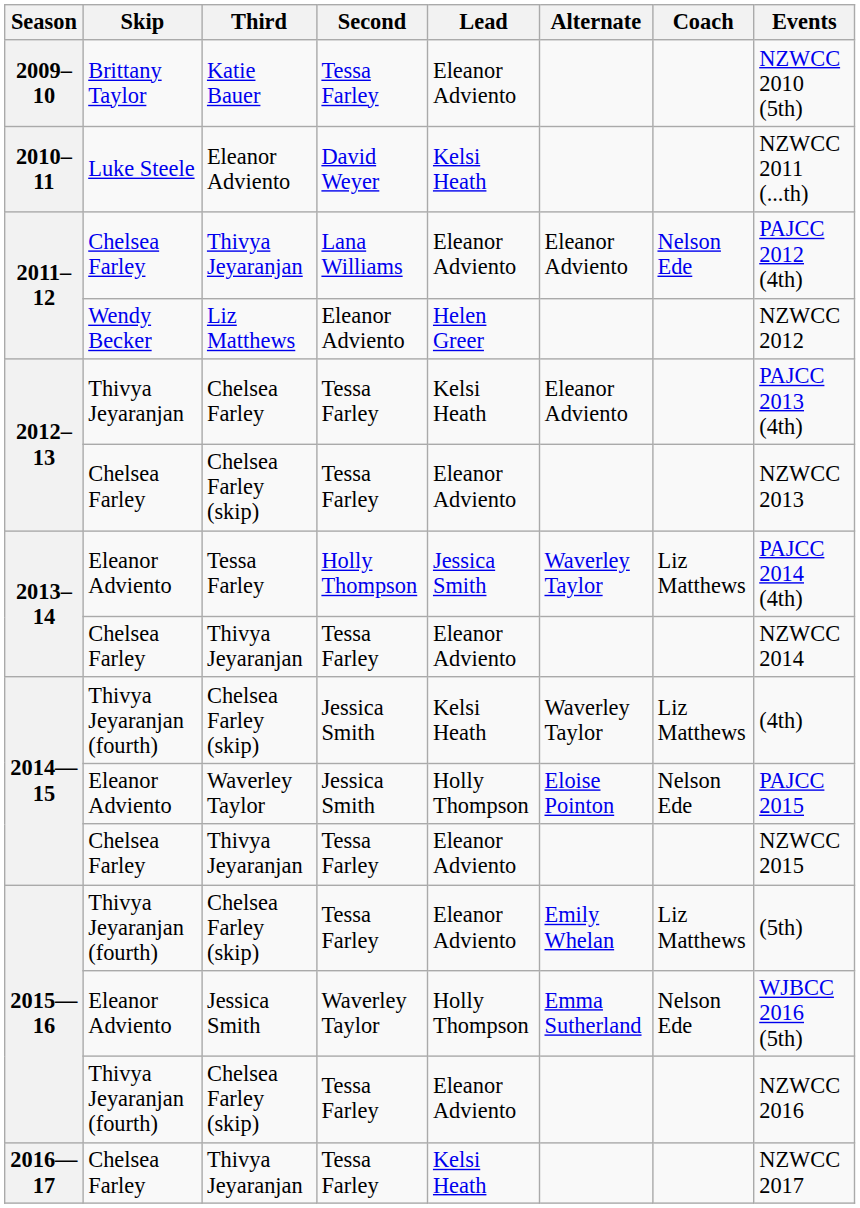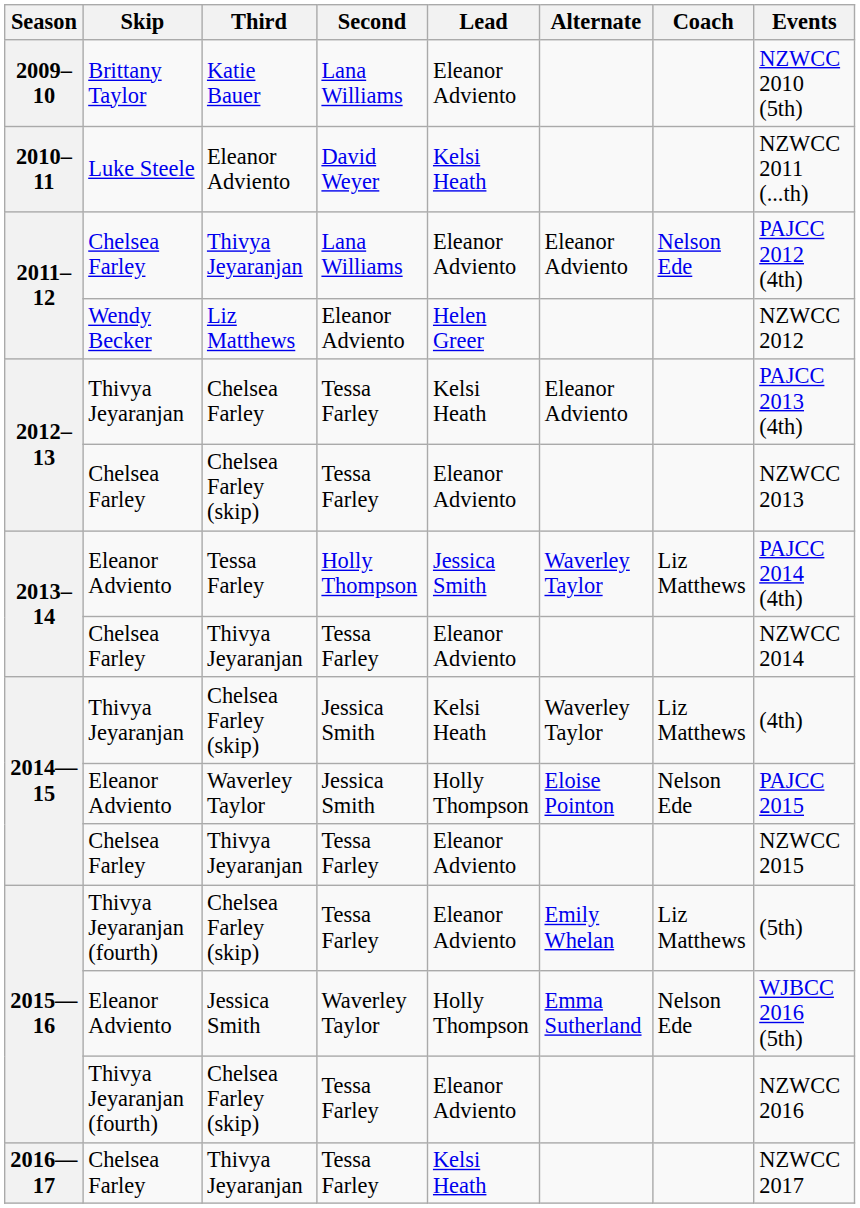(350, 82) Tessa Farley -> (362, 82) Lana Williams
(136, 719) Thivya Jeyaranjan (fourth) -> (136, 719) Thivya Jeyaranjan
